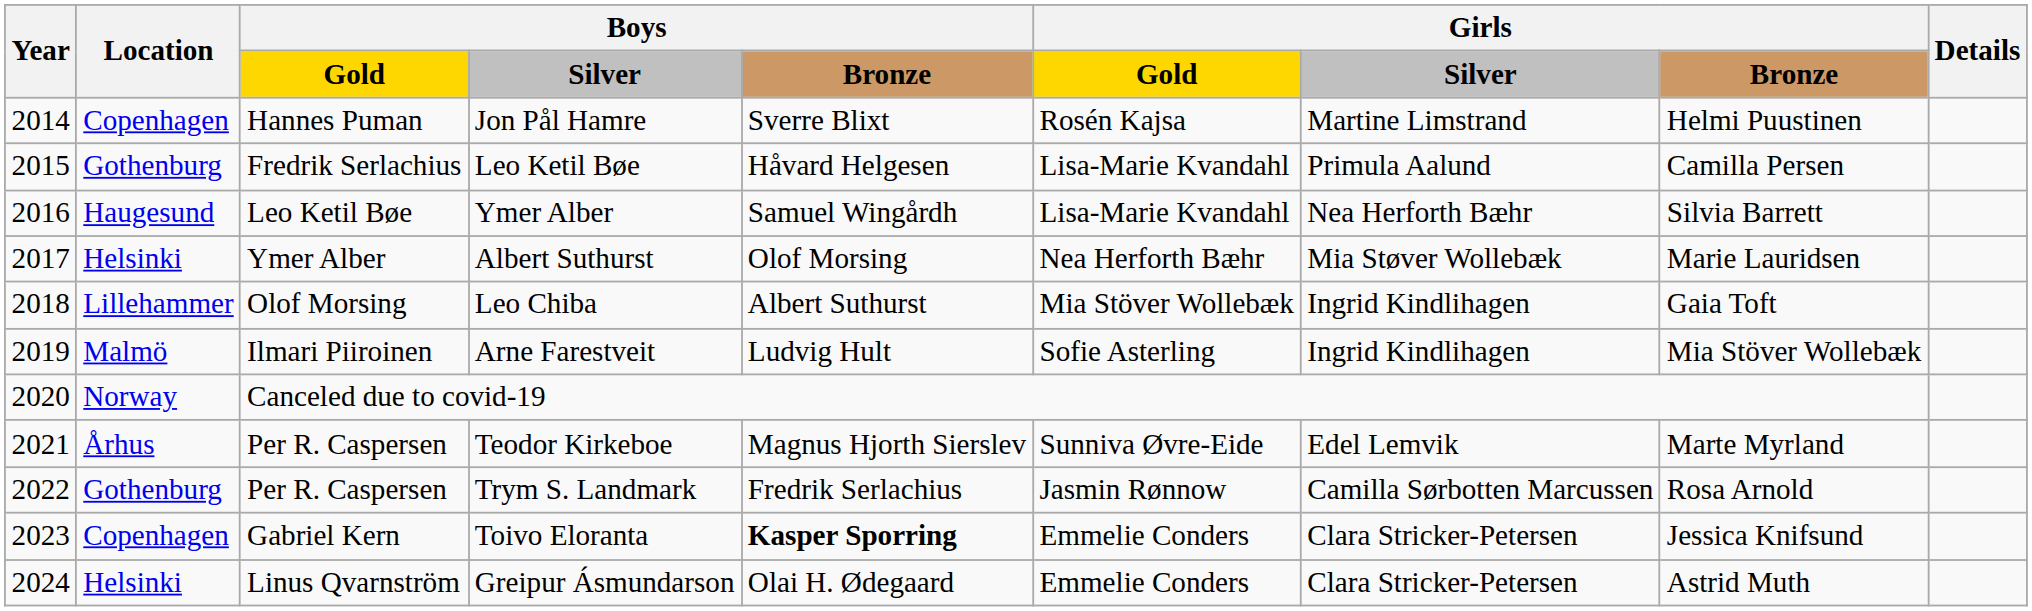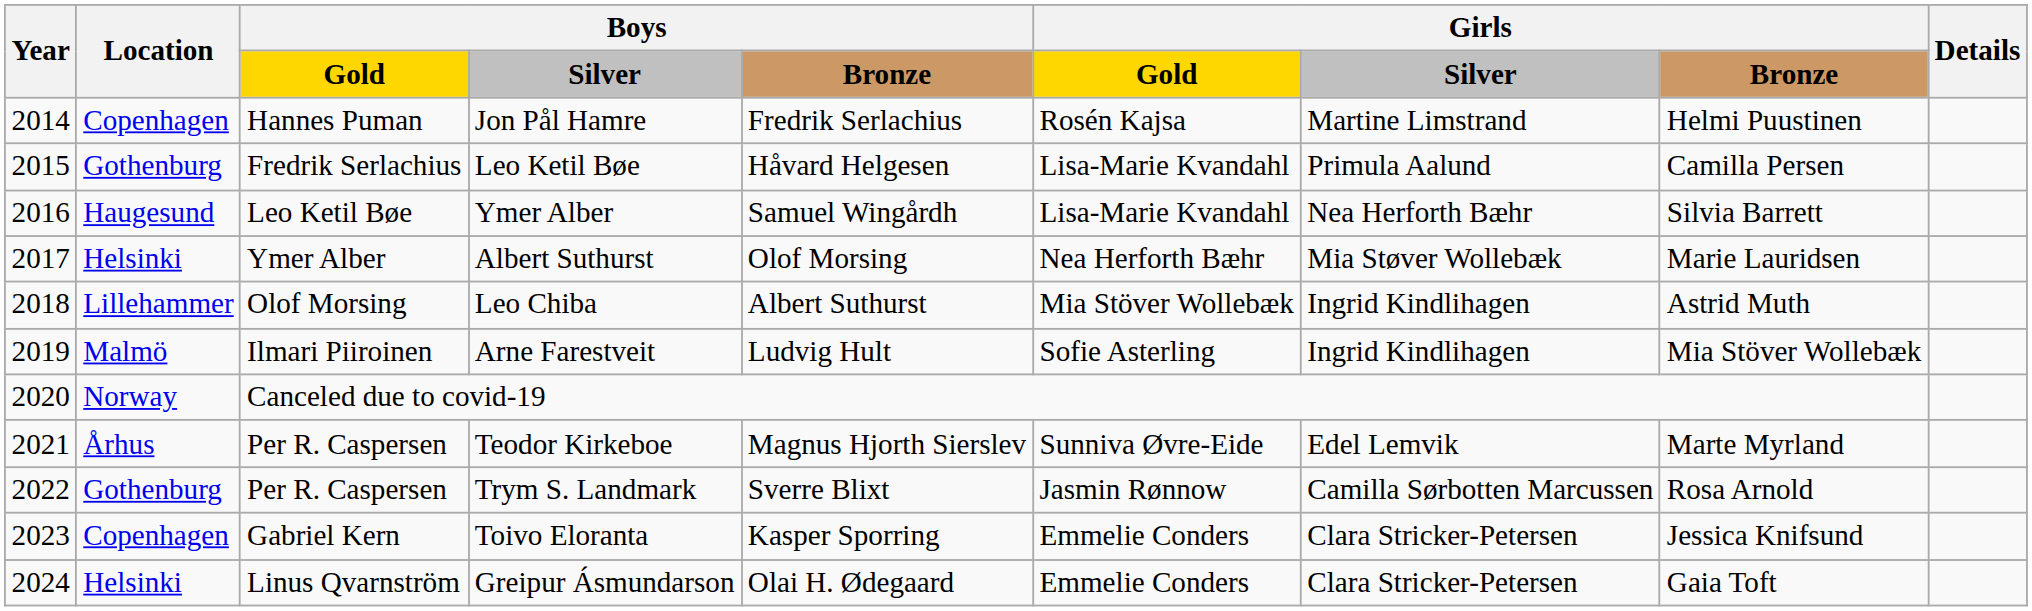(819, 119) Sverre Blixt -> (855, 119) Fredrik Serlachius
(1722, 304) Gaia Toft -> (1738, 304) Astrid Muth
(855, 489) Fredrik Serlachius -> (819, 489) Sverre Blixt
(852, 535) bold -> (844, 535) normal
(1738, 581) Astrid Muth -> (1722, 581) Gaia Toft
